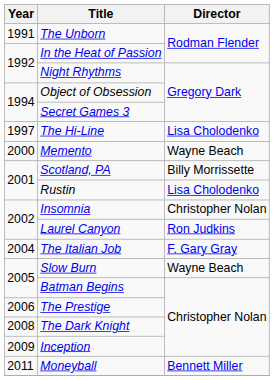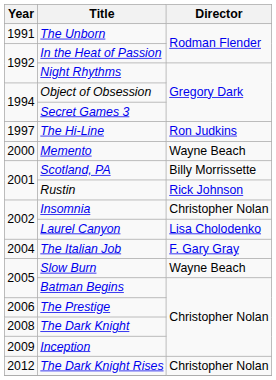(213, 131) Lisa Cholodenko -> (203, 131) Ron Judkins
(213, 190) Lisa Cholodenko -> (206, 190) Rick Johnson
(201, 229) Ron Judkins -> (215, 229) Lisa Cholodenko
- row: (68, 365)
+ row: (102, 365)
